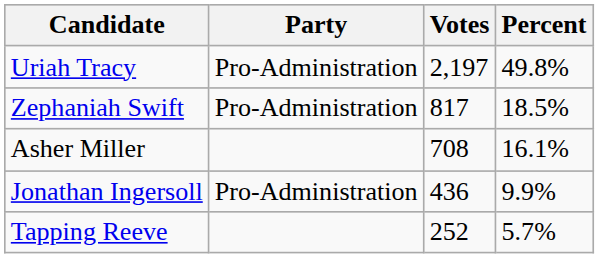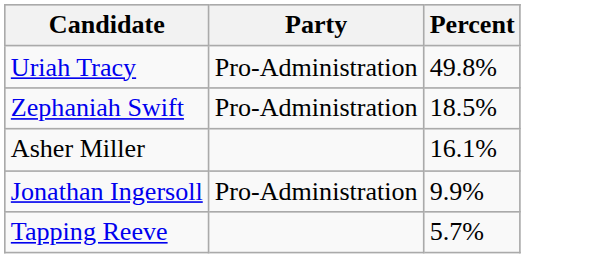- column: (460, 25)
